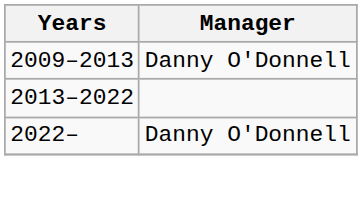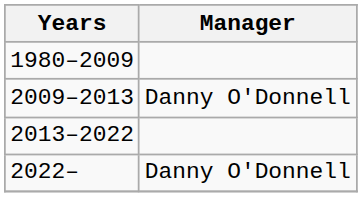+ row: (72, 61)
